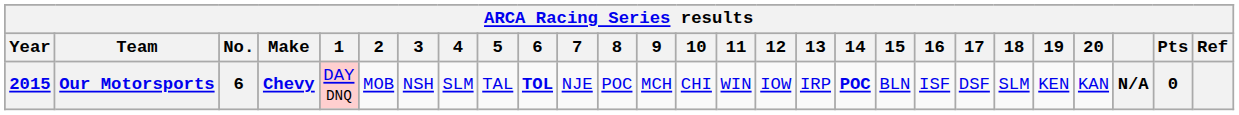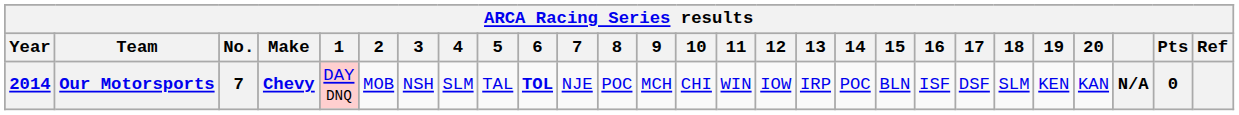(30, 85) 2015 -> (30, 85) 2014
(239, 85) 6 -> (239, 85) 7
(855, 85) bold -> (855, 85) normal
